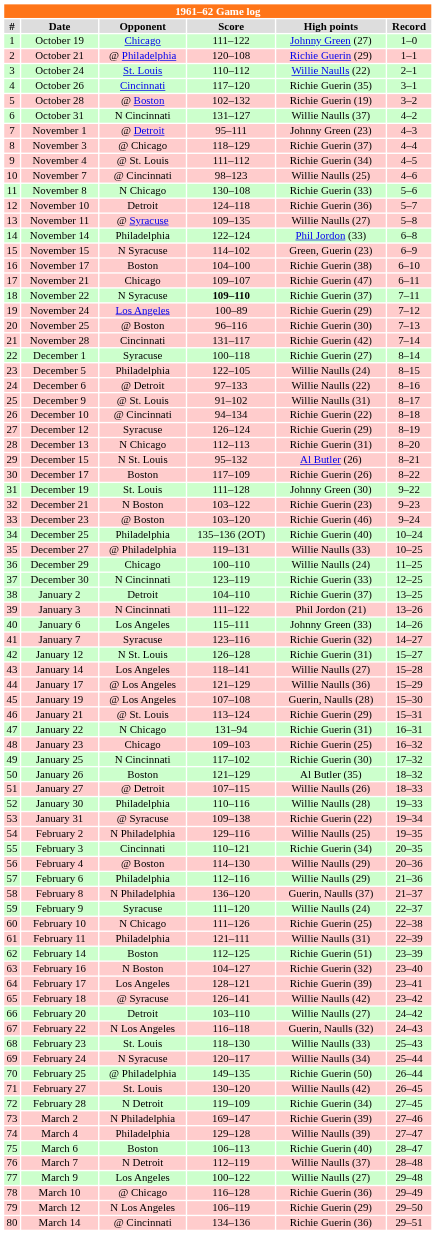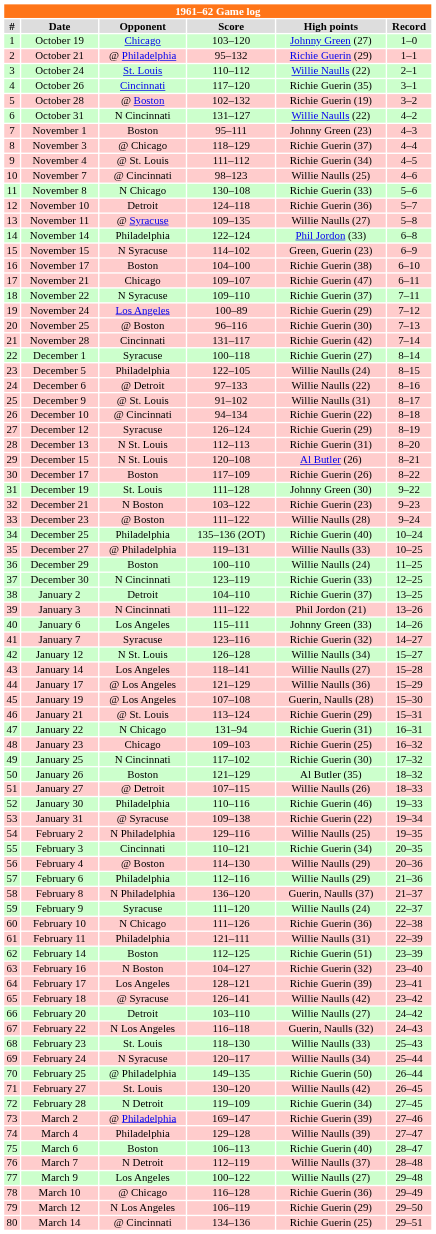(231, 41) 111–122 -> (231, 41) 103–120
(231, 56) 120–108 -> (231, 56) 95–132
(331, 116) Willie Naulls (37) -> (331, 116) Willie Naulls (22)
(143, 131) @ Detroit -> (143, 130) Boston
(231, 295) bold -> (231, 295) normal
(143, 445) N Chicago -> (143, 445) N St. Louis
(231, 460) 95–132 -> (231, 460) 120–108
(231, 519) 103–120 -> (231, 519) 111–122
(331, 519) Richie Guerin (46) -> (331, 519) Willie Naulls (28)
(143, 564) Chicago -> (143, 564) Boston
(331, 654) Richie Guerin (31) -> (331, 654) Willie Naulls (34)
(331, 804) Willie Naulls (28) -> (331, 804) Richie Guerin (46)
(331, 923) Richie Guerin (25) -> (331, 923) Richie Guerin (36)
(143, 1118) N Philadelphia -> (143, 1118) @ Philadelphia
(331, 1223) Richie Guerin (36) -> (331, 1223) Richie Guerin (25)
